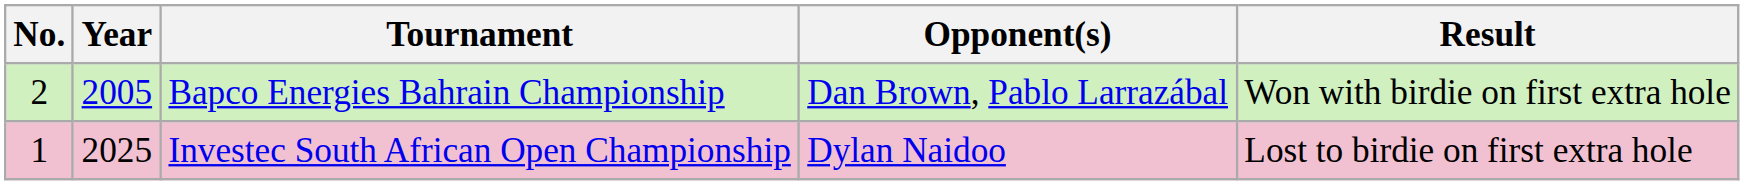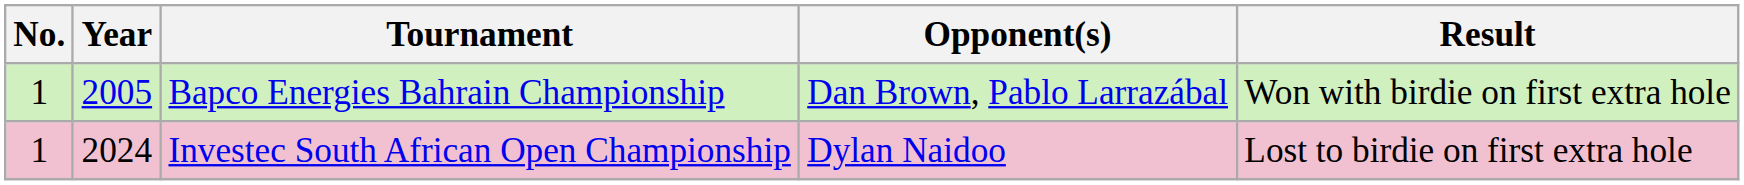(39, 91) 2 -> (39, 91) 1
(117, 150) 2025 -> (117, 150) 2024
